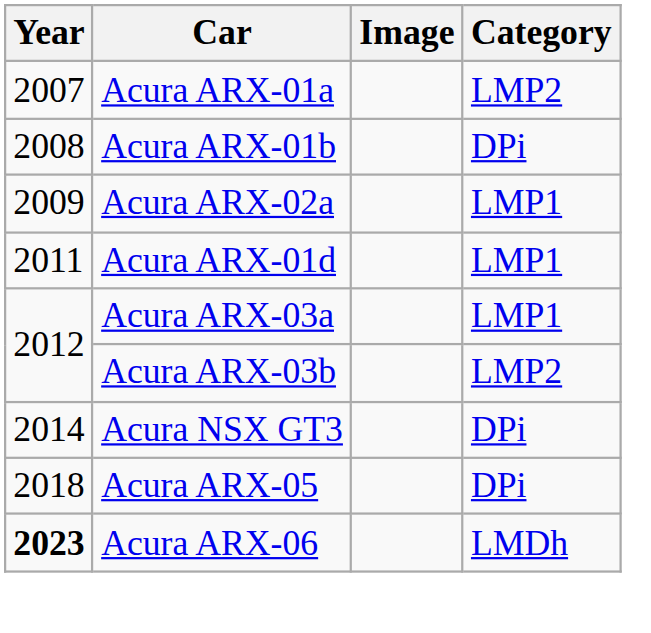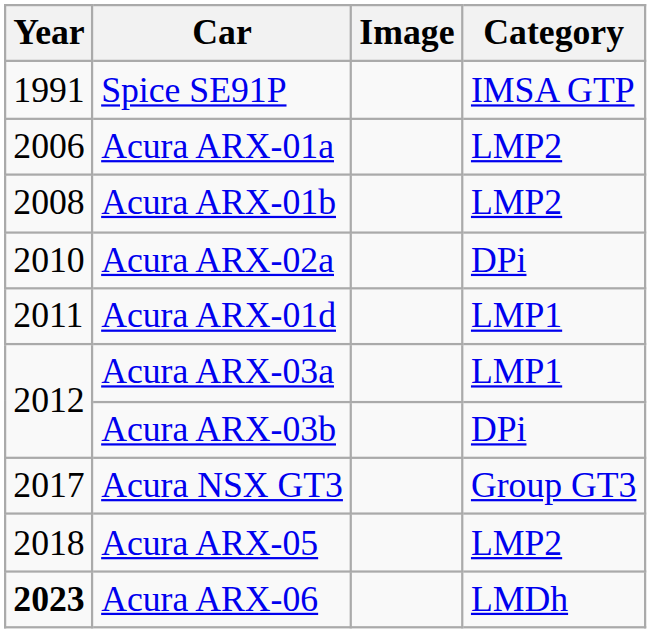+ row: (194, 89)
(49, 89) 2007 -> (49, 145) 2006
(499, 145) DPi -> (517, 202) LMP2
(49, 202) 2009 -> (49, 259) 2010
(517, 202) LMP1 -> (499, 259) DPi
(517, 372) LMP2 -> (499, 428) DPi
(49, 428) 2014 -> (49, 485) 2017
(499, 428) DPi -> (554, 485) Group GT3
(499, 485) DPi -> (517, 542) LMP2
